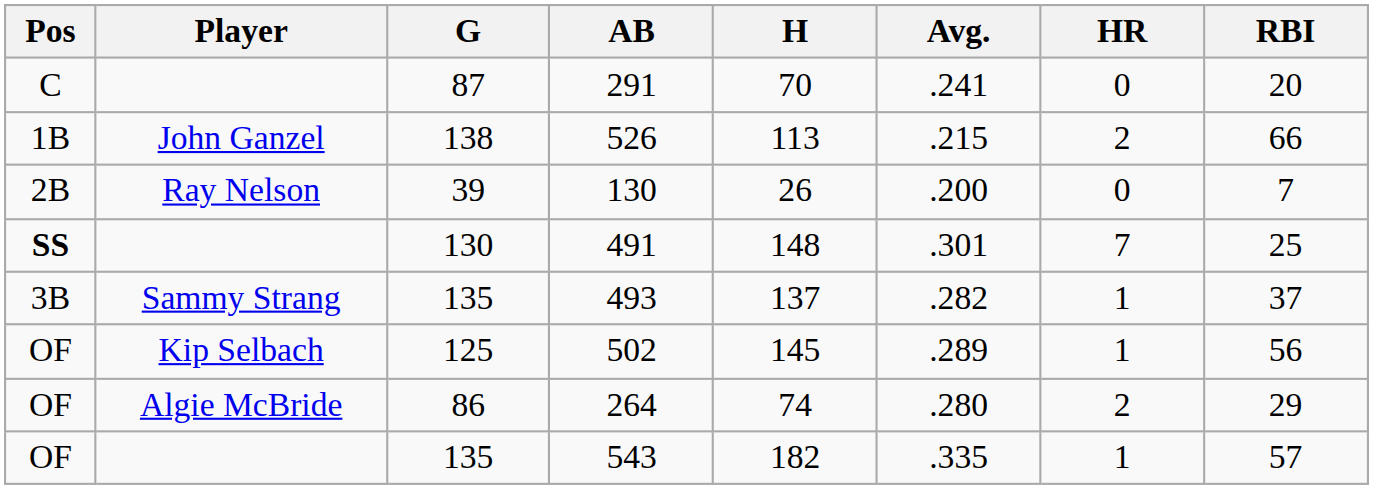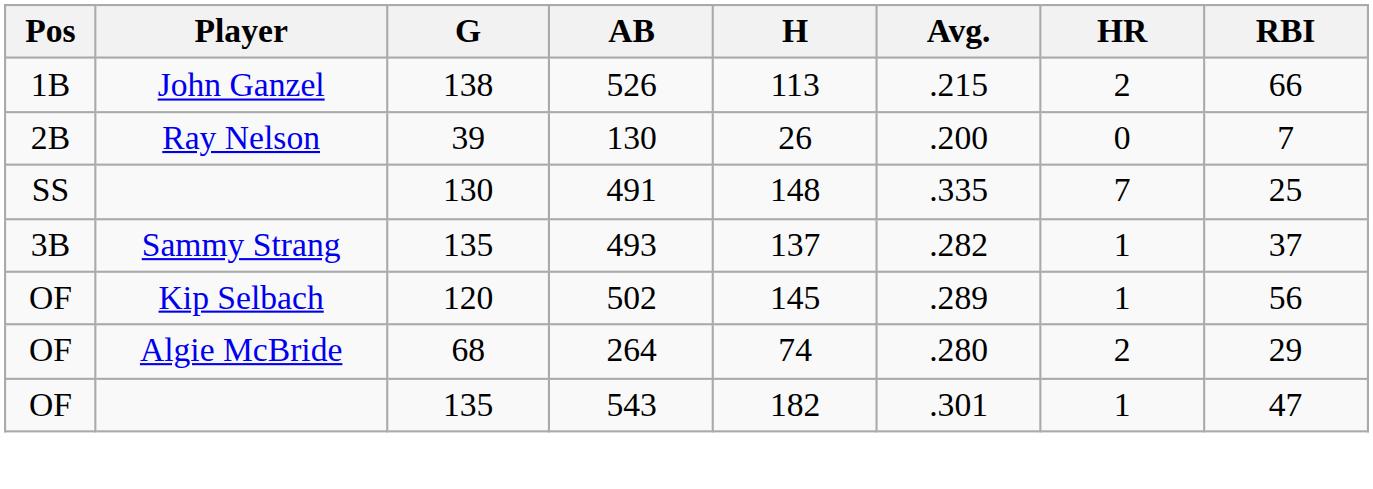- row: (632, 84)
(50, 244) bold -> (50, 191) normal
(959, 244) .301 -> (959, 191) .335
(468, 350) 125 -> (468, 297) 120
(468, 404) 86 -> (468, 350) 68
(959, 457) .335 -> (959, 404) .301
(1286, 457) 57 -> (1286, 404) 47
